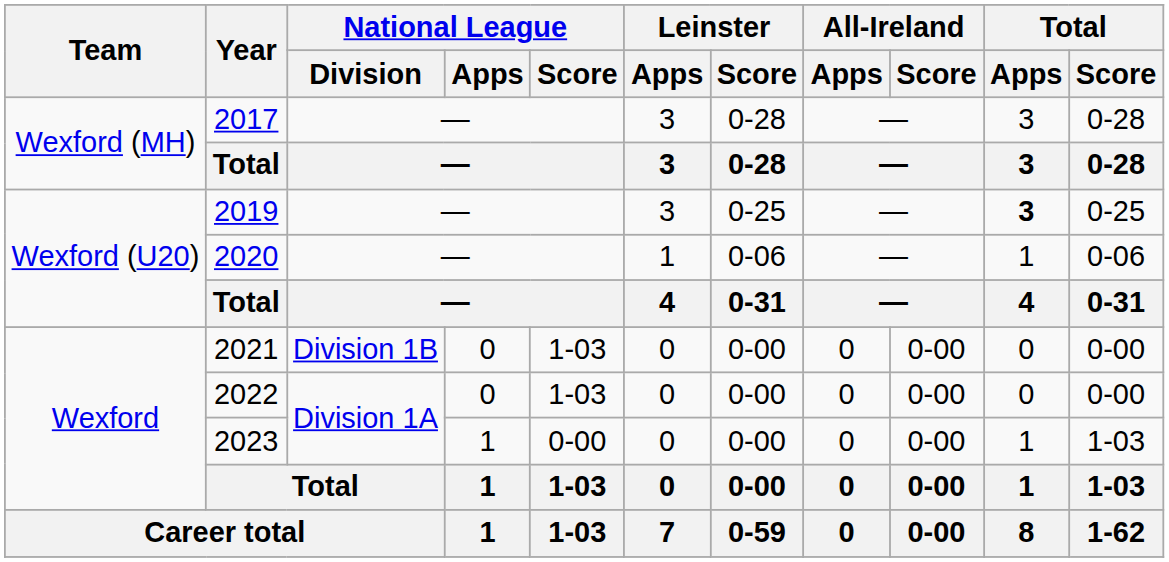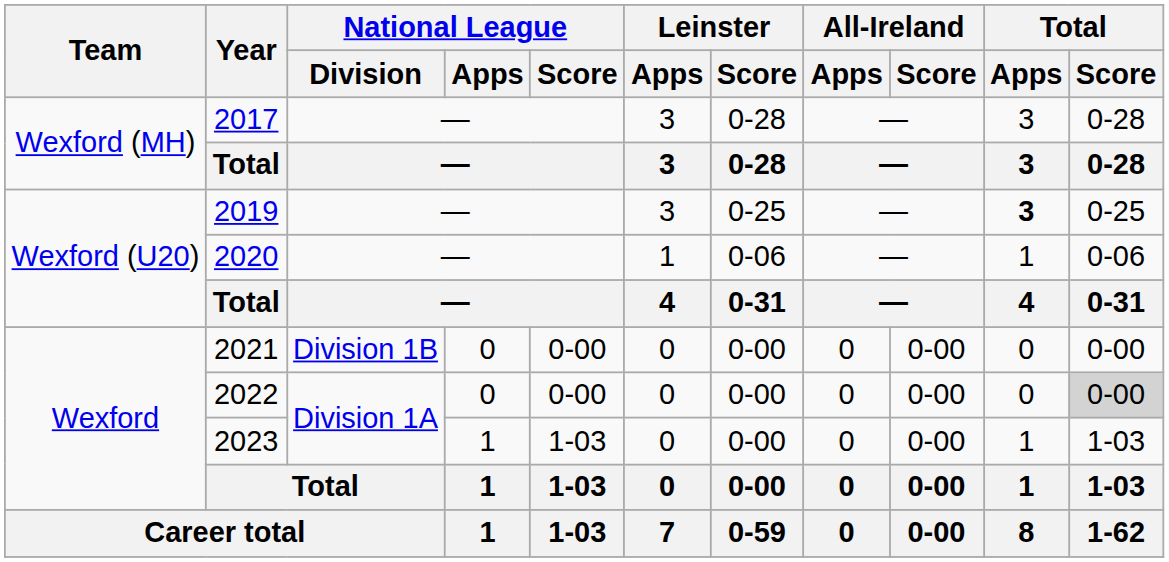(577, 348) 1-03 -> (577, 348) 0-00
(577, 394) 1-03 -> (577, 394) 0-00
(1116, 394) no background -> (1116, 394) lightgrey background
(577, 440) 0-00 -> (577, 440) 1-03
